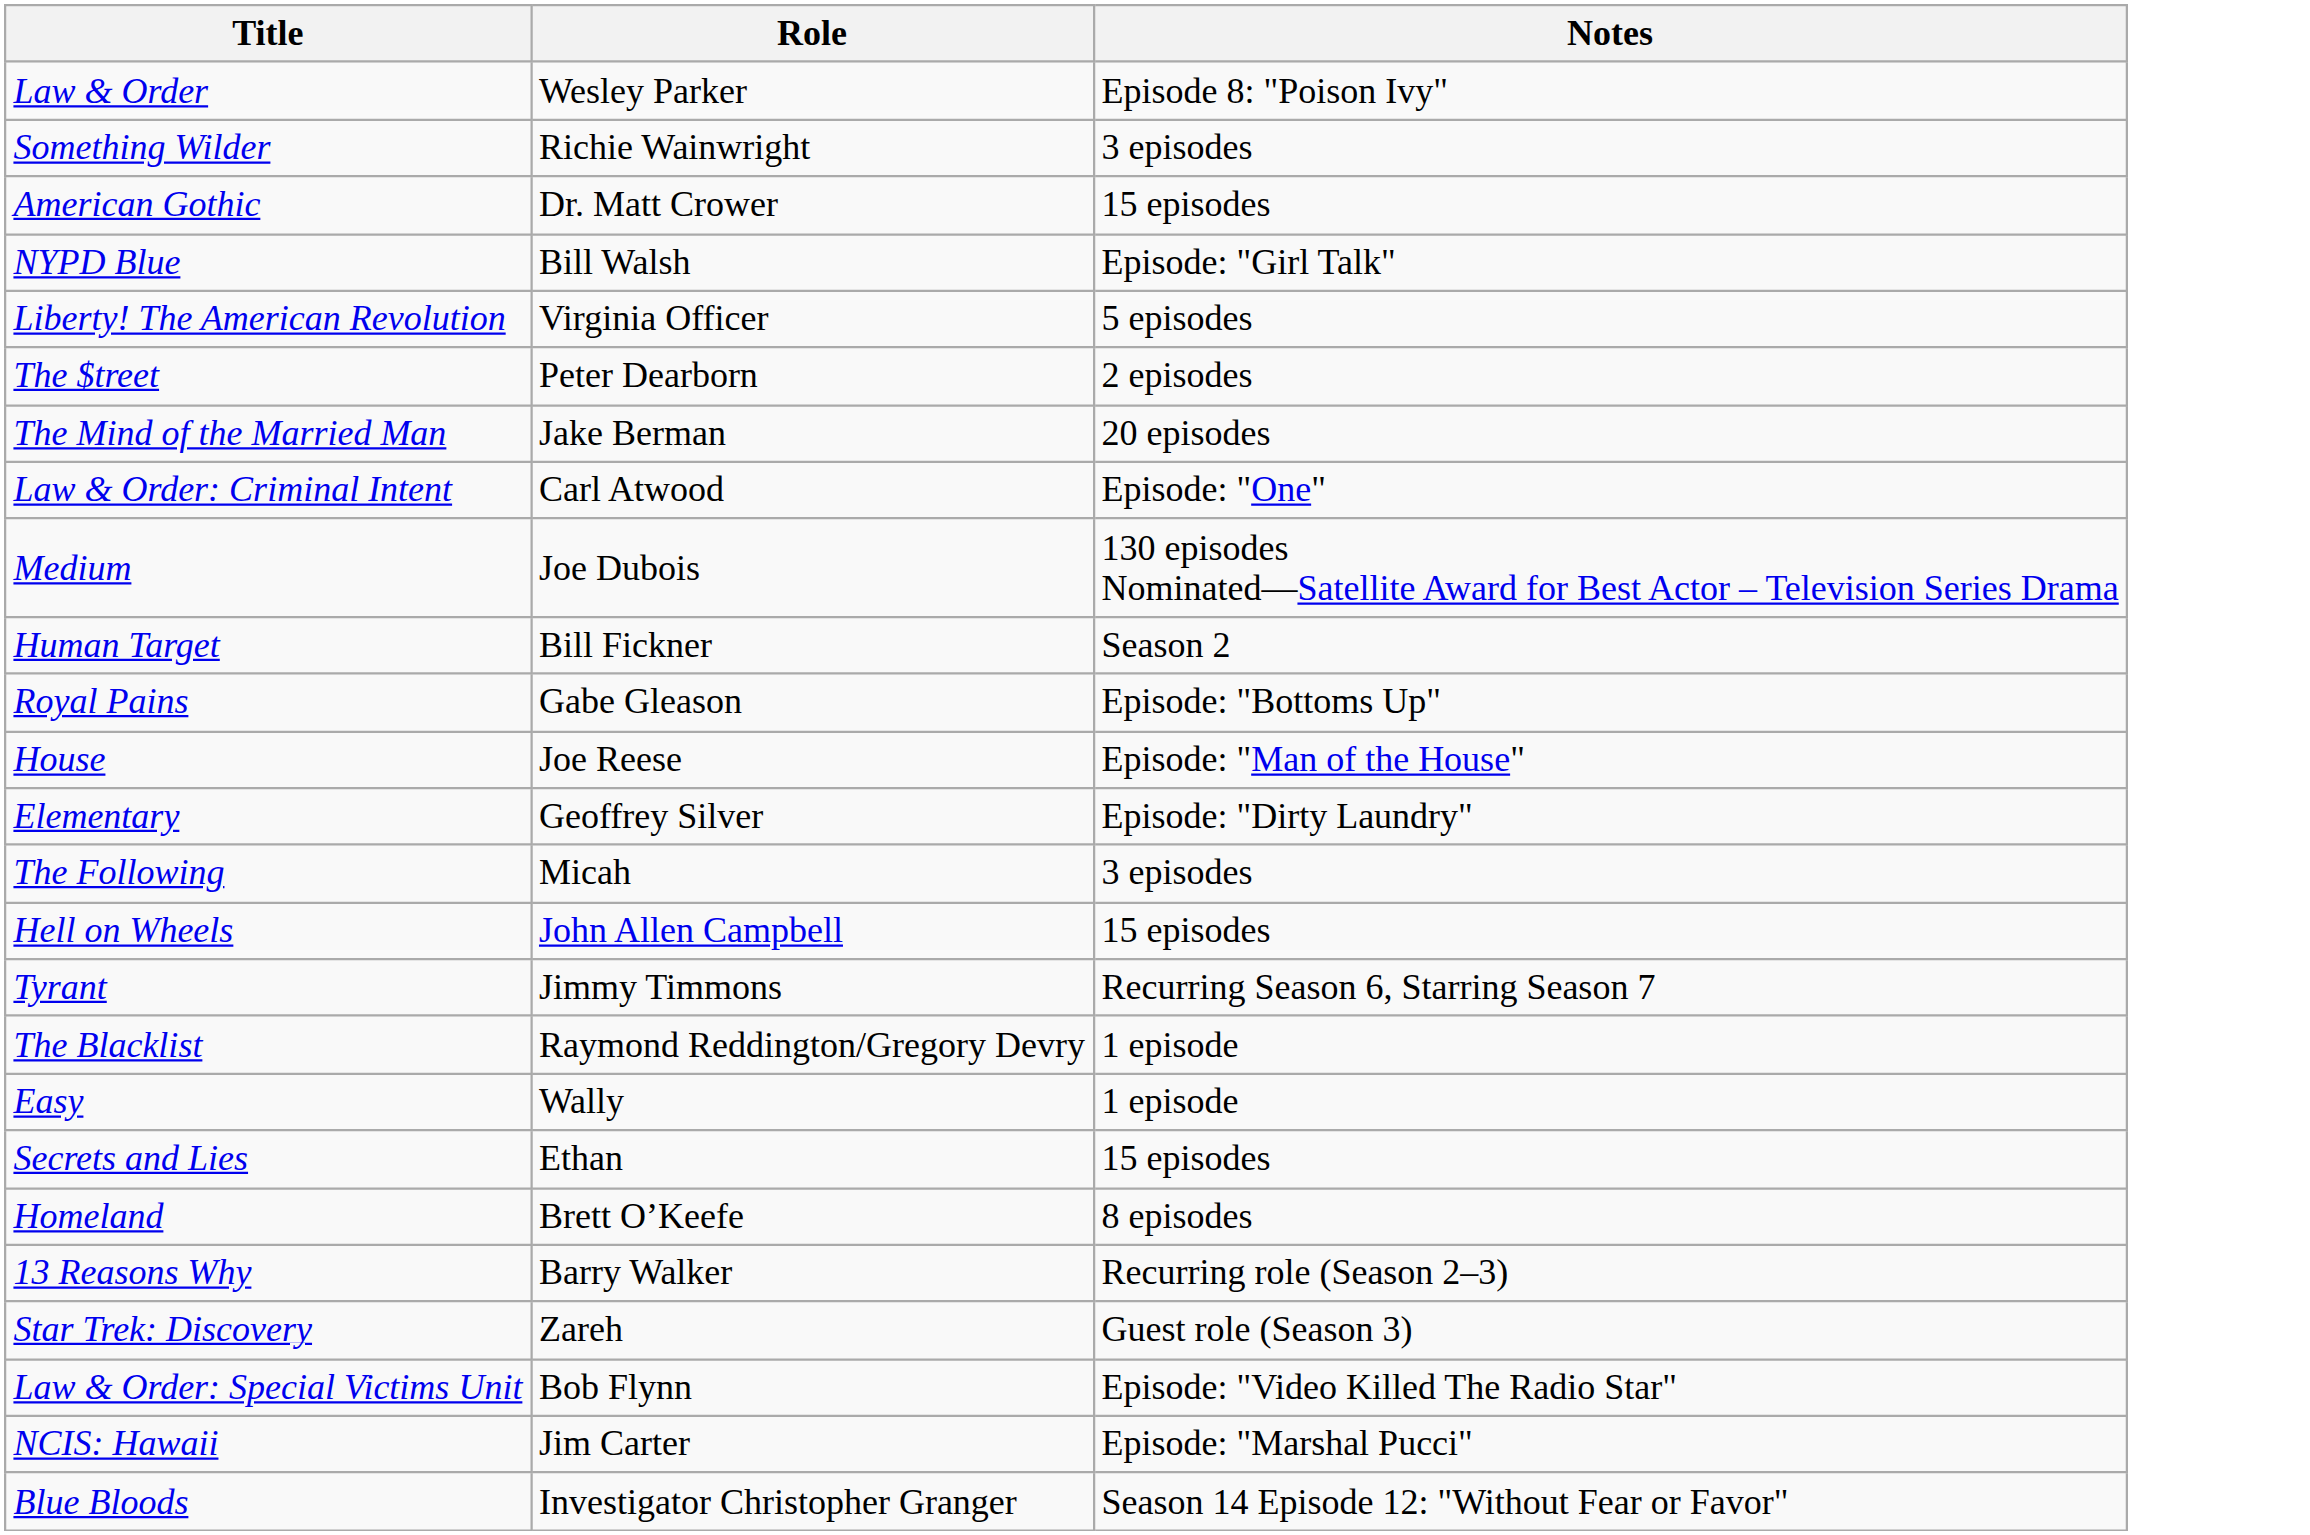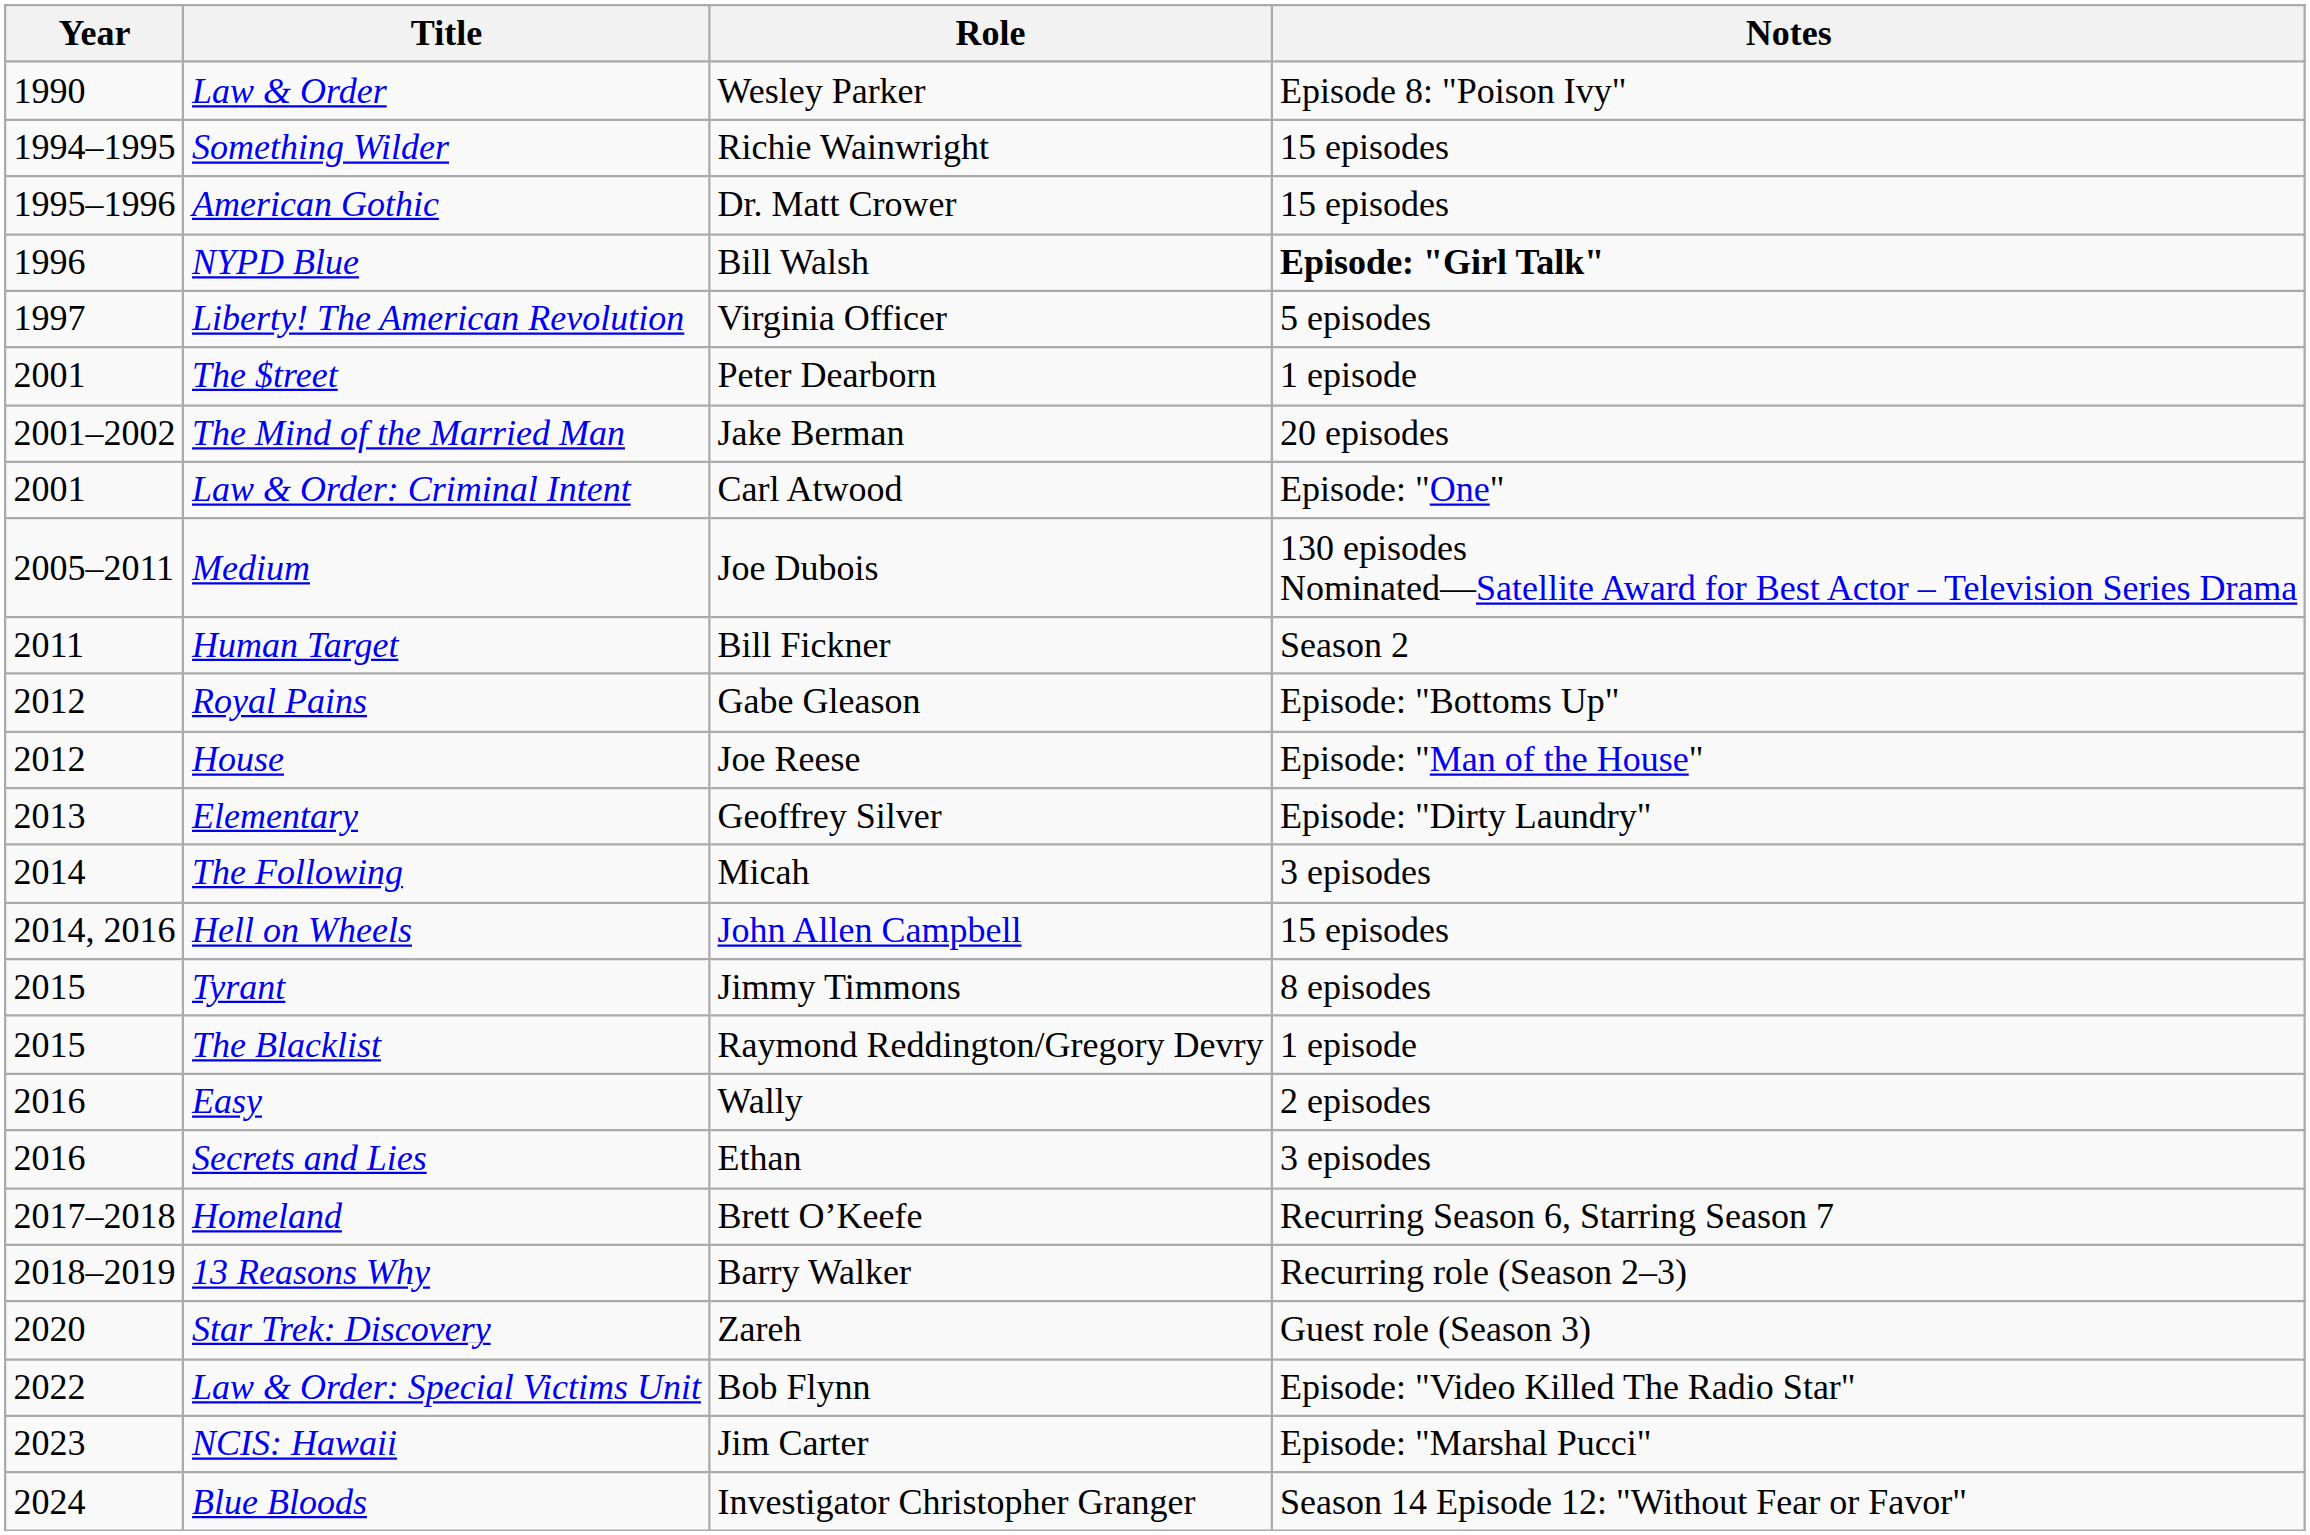+ column: (94, 33)
(1177, 147) 3 episodes -> (1365, 147) 15 episodes
(1249, 261) normal -> (1442, 261) bold
(1177, 375) 2 episodes -> (1349, 375) 1 episode
(1378, 987) Recurring Season 6, Starring Season 7 -> (1356, 987) 8 episodes
(1170, 1101) 1 episode -> (1356, 1101) 2 episodes
(1186, 1158) 15 episodes -> (1356, 1158) 3 episodes
(1177, 1215) 8 episodes -> (1557, 1215) Recurring Season 6, Starring Season 7
